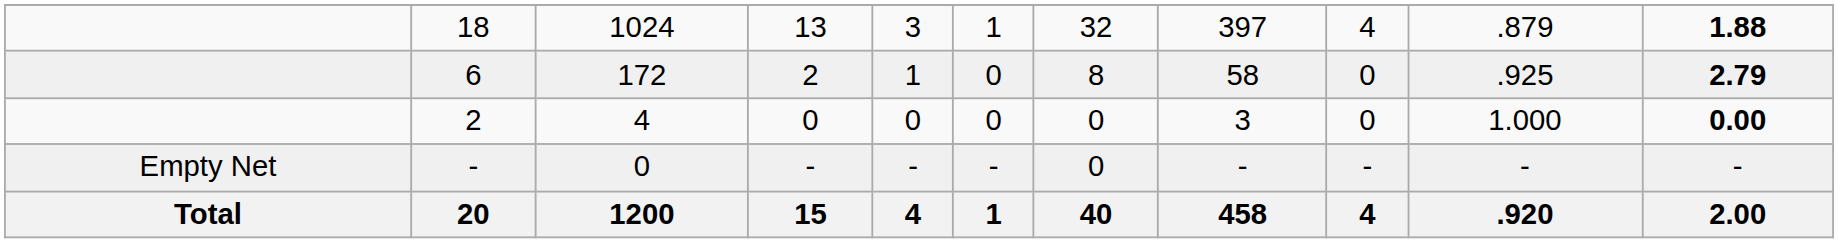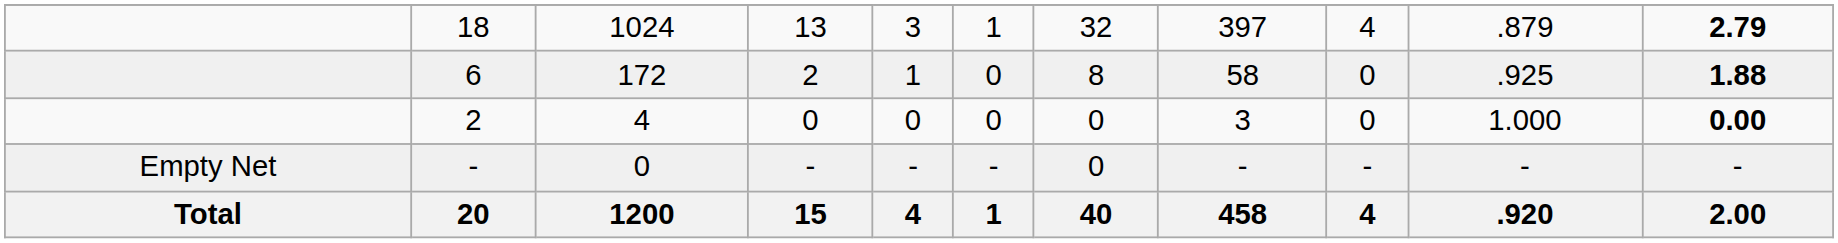(1738, 27) 1.88 -> (1738, 27) 2.79
(1738, 74) 2.79 -> (1738, 74) 1.88
